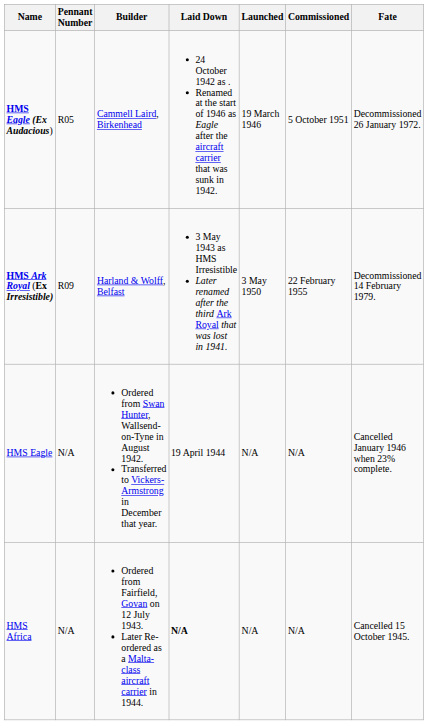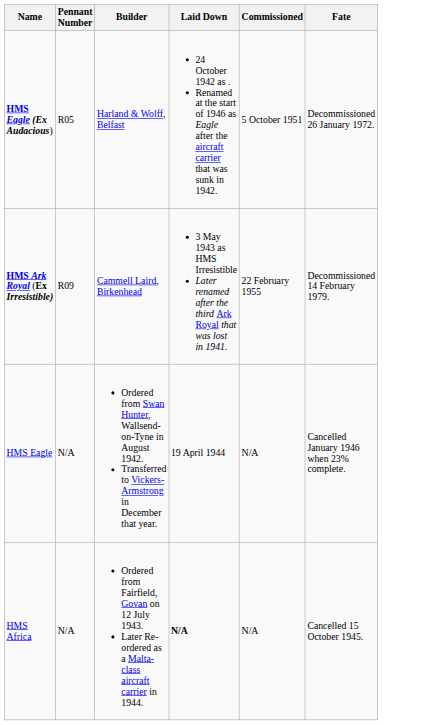- column: (262, 17)
(128, 119) Cammell Laird, Birkenhead -> (131, 119) Harland & Wolff, Belfast
(131, 286) Harland & Wolff, Belfast -> (128, 286) Cammell Laird, Birkenhead
